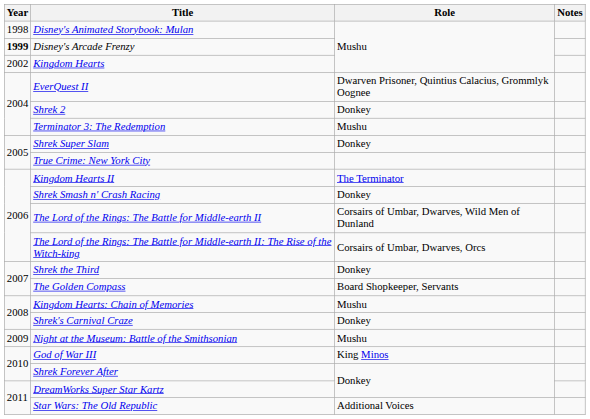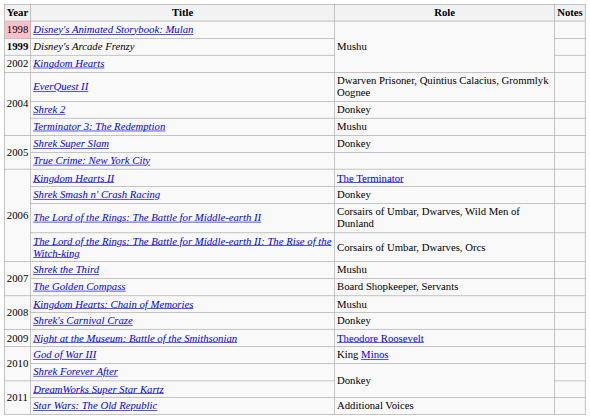(18, 30) no background -> (18, 30) pink background
(354, 270) Donkey -> (352, 270) Mushu
(352, 338) Mushu -> (380, 338) Theodore Roosevelt
